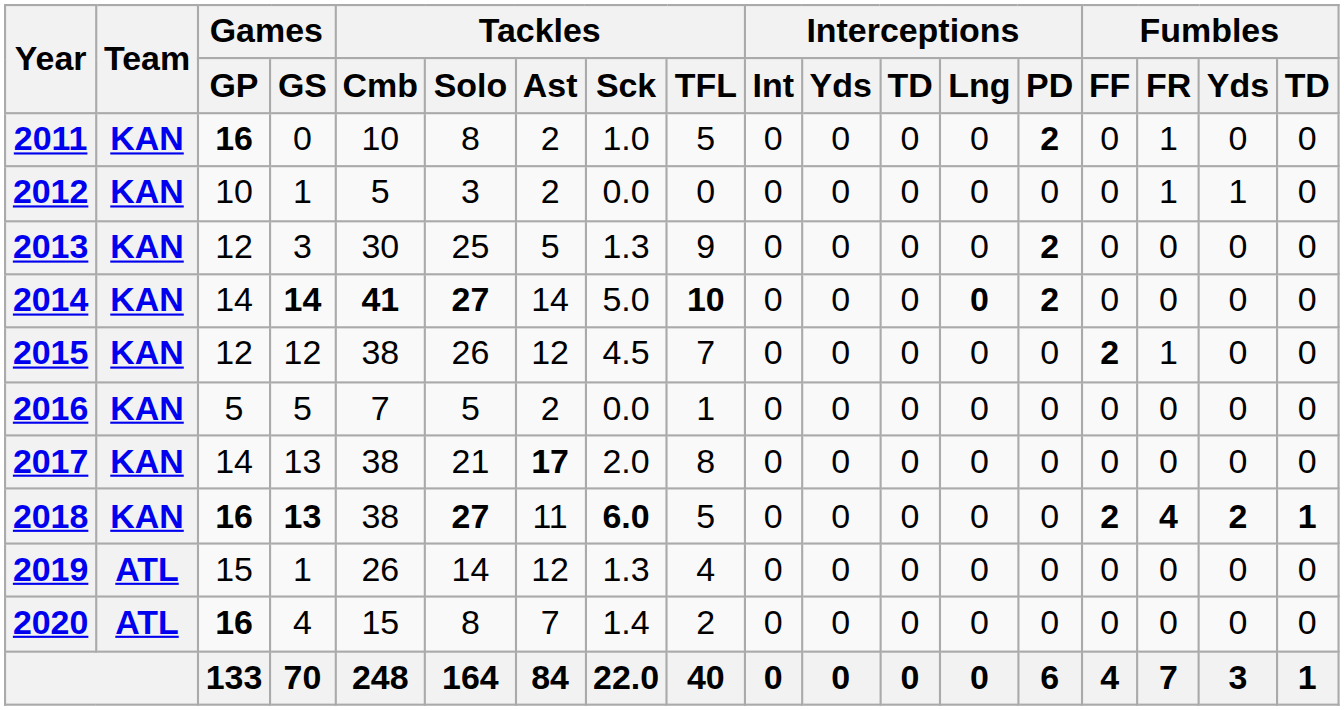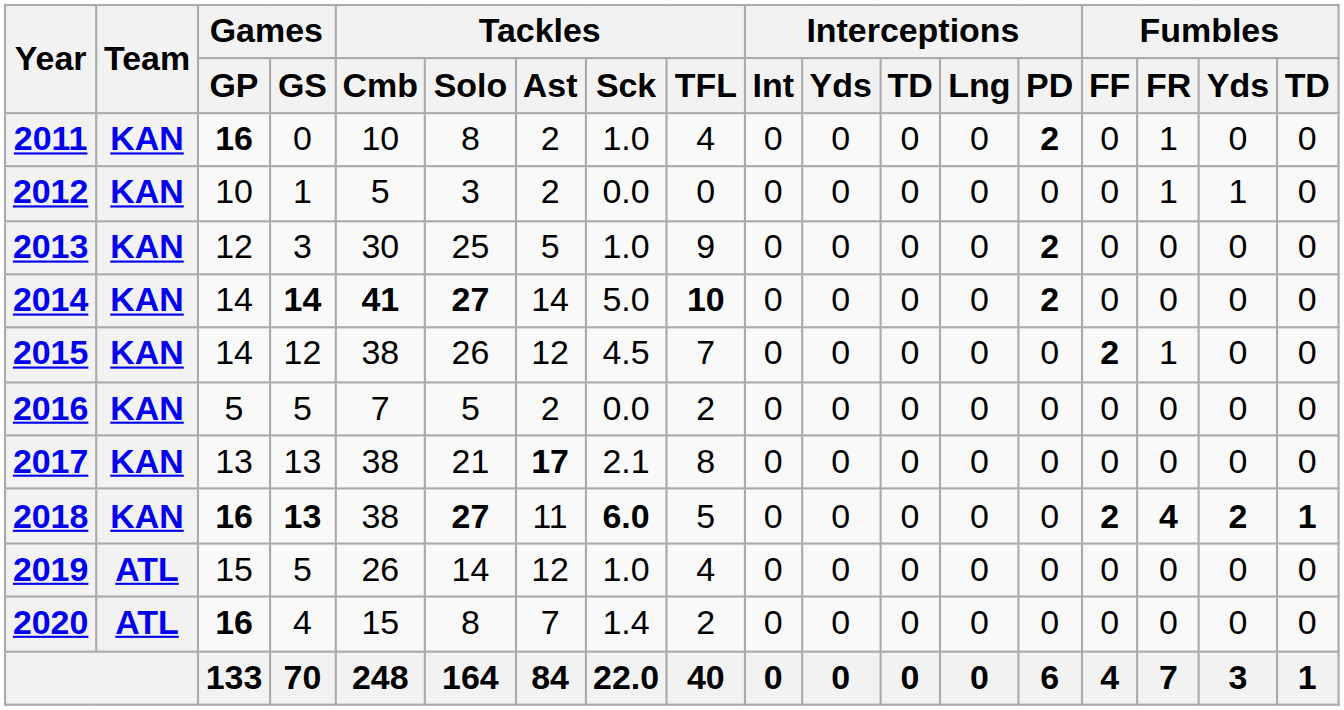(706, 138) 5 -> (706, 138) 4
(626, 246) 1.3 -> (626, 246) 1.0
(979, 300) bold -> (979, 300) normal
(234, 354) 12 -> (234, 354) 14
(706, 407) 1 -> (706, 407) 2
(234, 461) 14 -> (234, 461) 13
(626, 461) 2.0 -> (626, 461) 2.1
(302, 569) 1 -> (302, 569) 5
(626, 569) 1.3 -> (626, 569) 1.0
